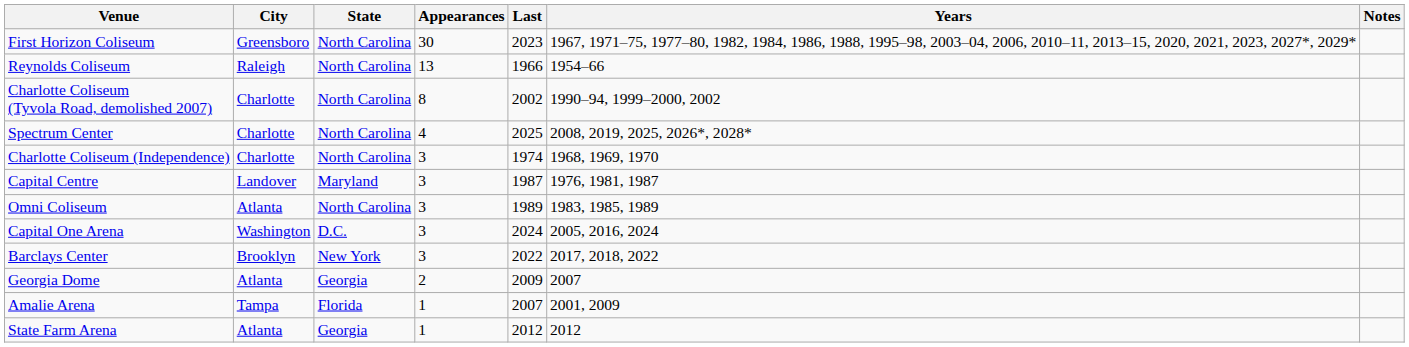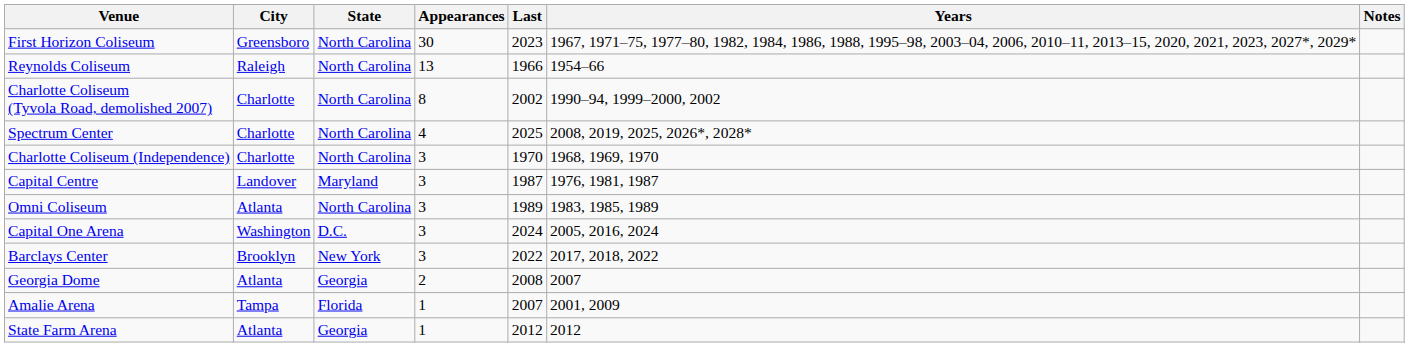(527, 157) 1974 -> (527, 157) 1970
(527, 280) 2009 -> (527, 280) 2008
